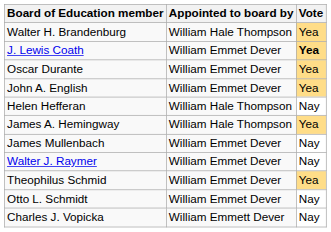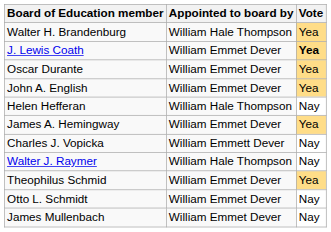(230, 124) William Hale Thompson -> (225, 124) William Emmet Dever
rows swapped: (56, 143) <-> (55, 217)
(225, 161) William Emmet Dever -> (230, 161) William Hale Thompson
